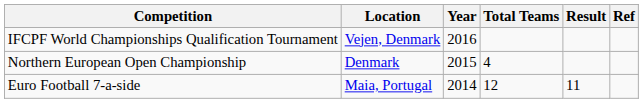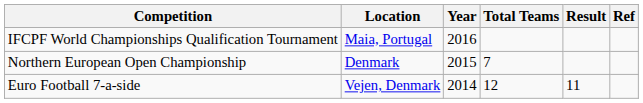(393, 39) Vejen, Denmark -> (388, 39) Maia, Portugal
(487, 62) 4 -> (487, 62) 7
(388, 86) Maia, Portugal -> (393, 86) Vejen, Denmark
